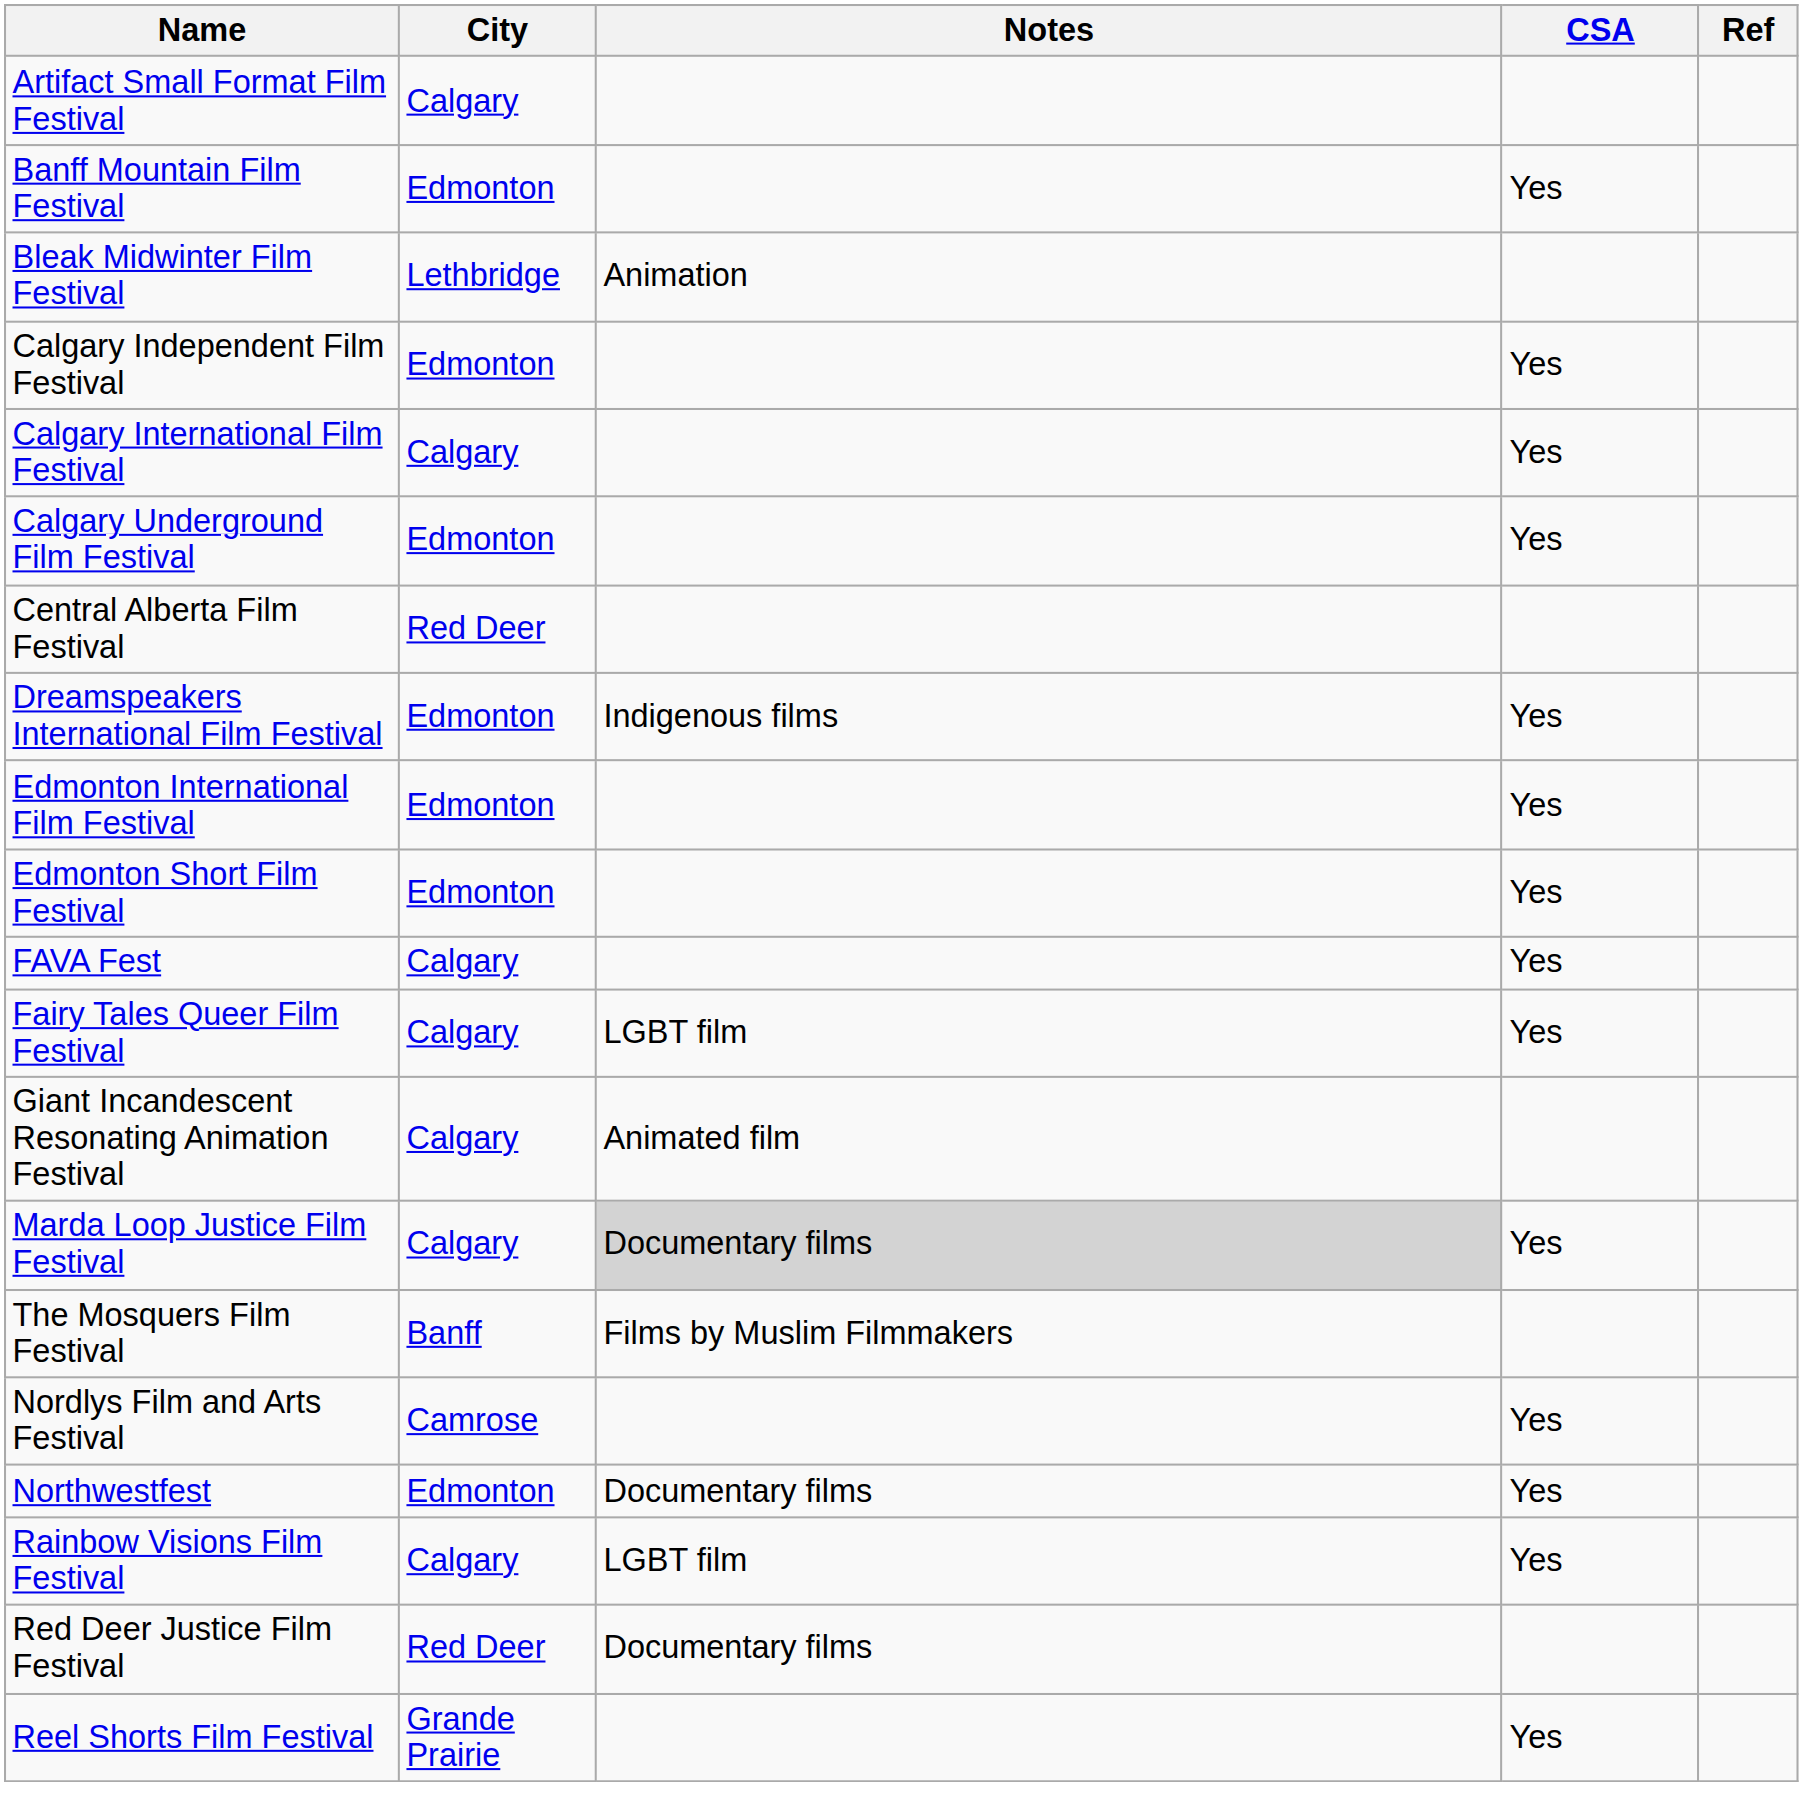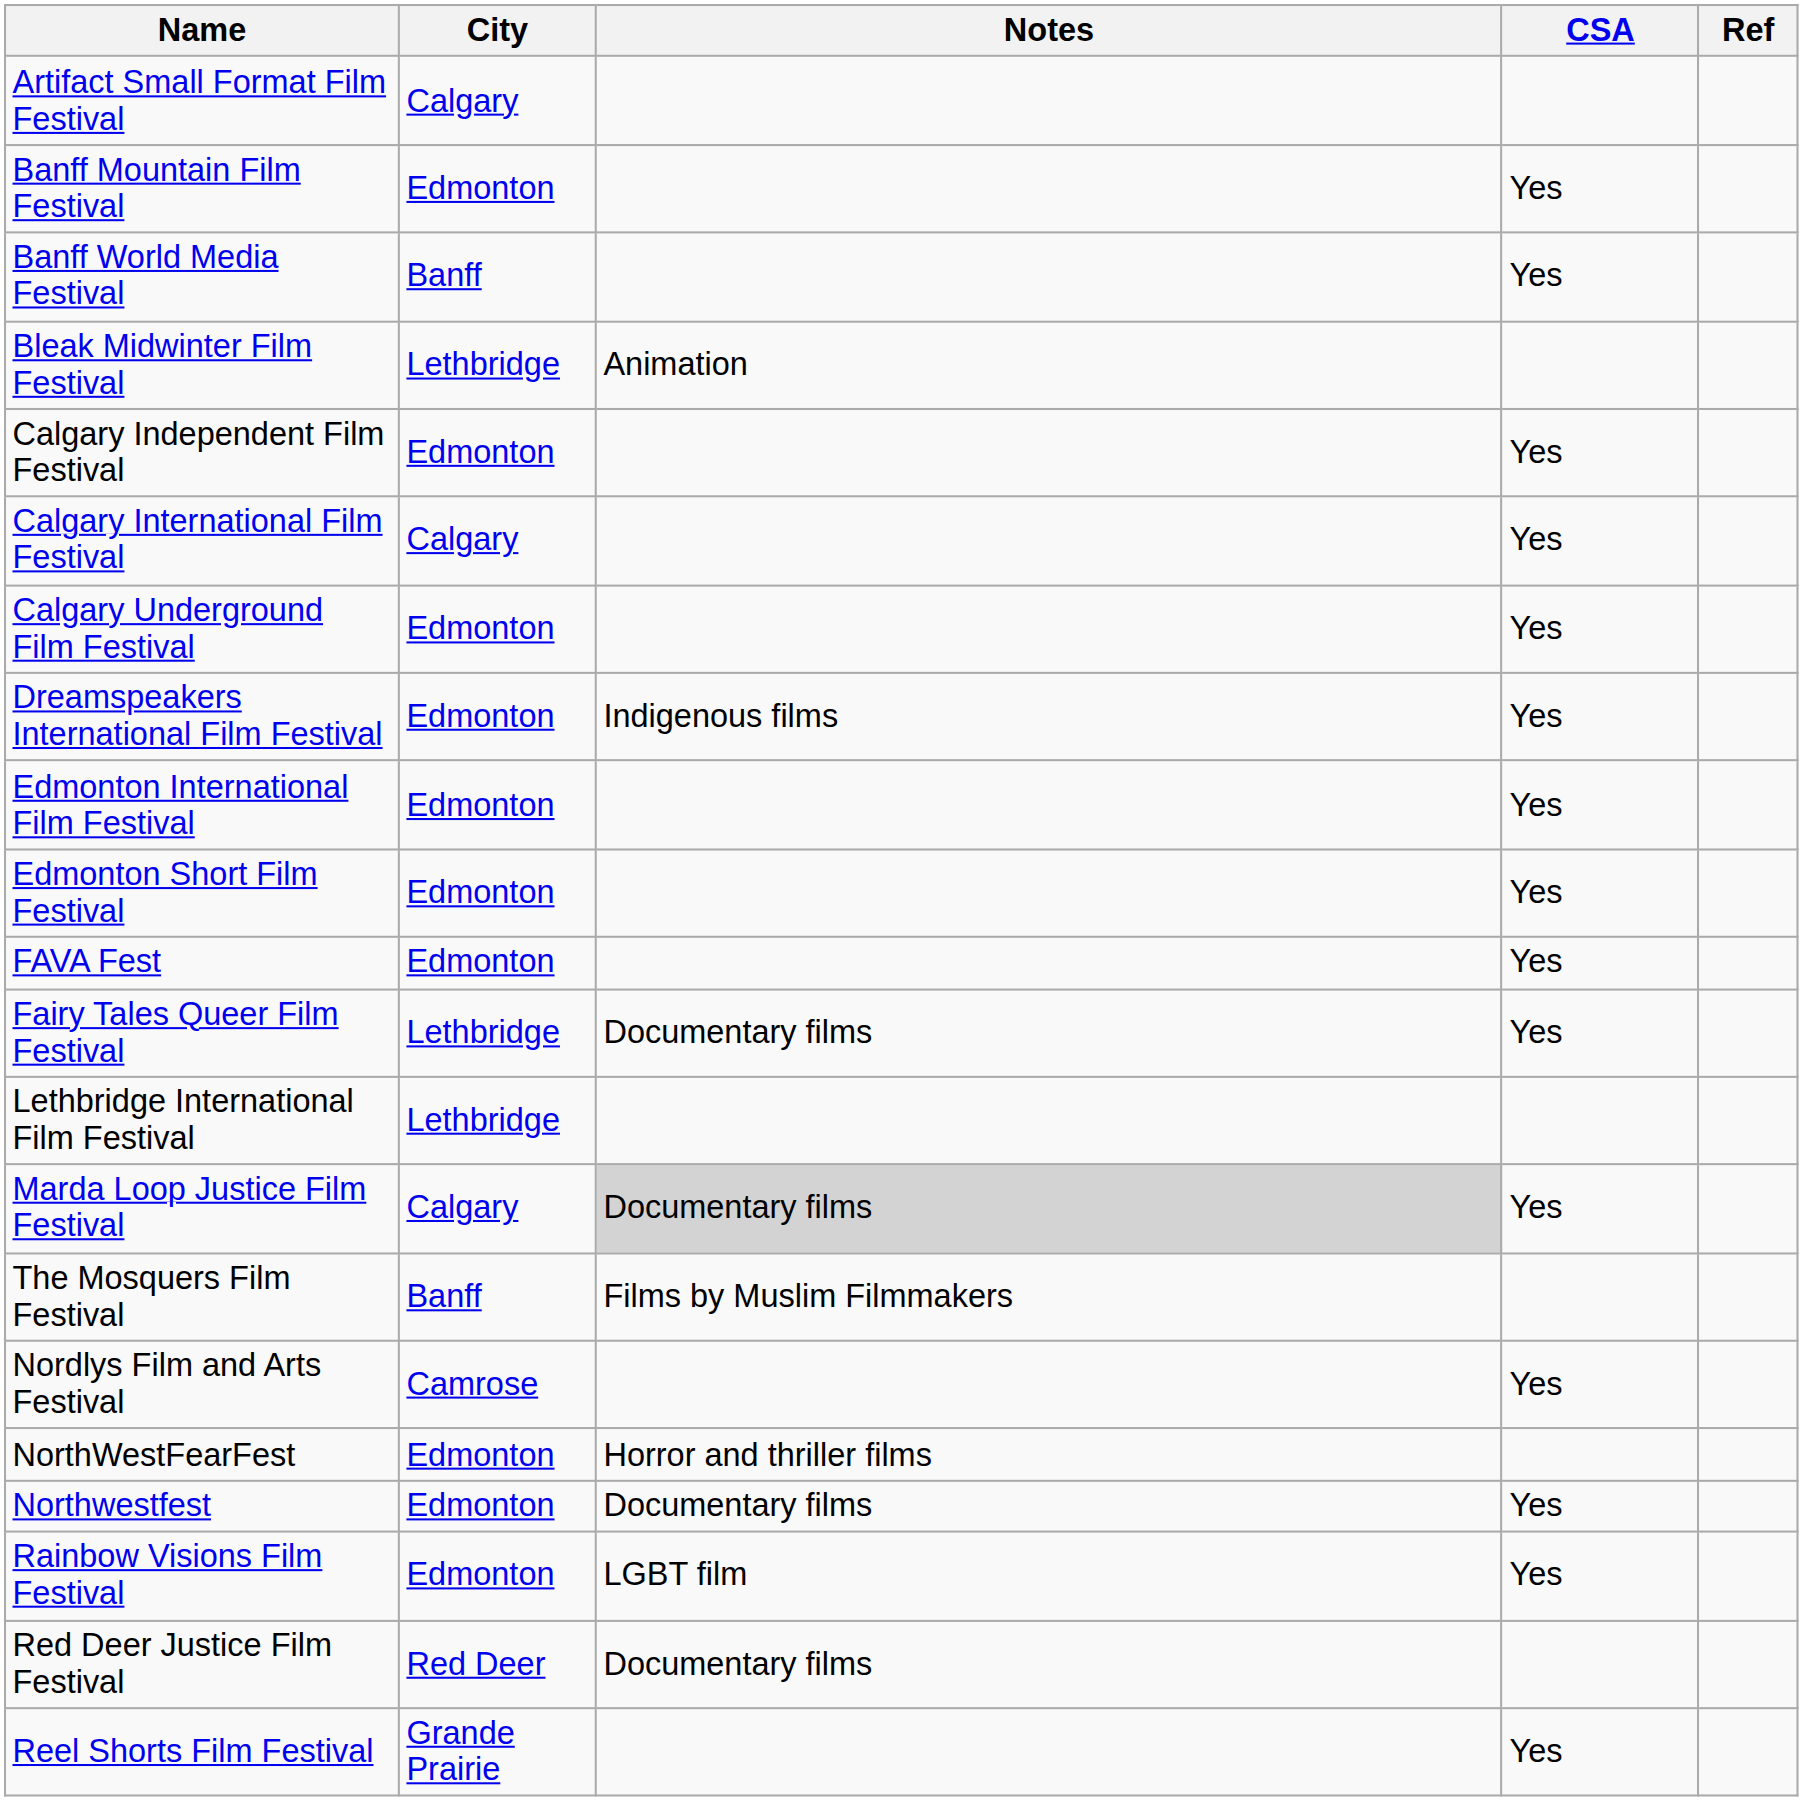+ row: (145, 276)
- row: (155, 628)
(462, 962) Calgary -> (480, 962) Edmonton
(462, 1032) Calgary -> (483, 1032) Lethbridge
(675, 1032) LGBT film -> (738, 1032) Documentary films
- row: (170, 1138)
+ row: (183, 1120)
+ row: (154, 1454)
(462, 1560) Calgary -> (480, 1575) Edmonton
